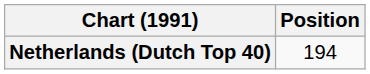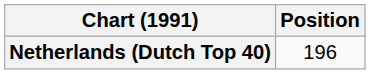(320, 52) 194 -> (320, 52) 196
